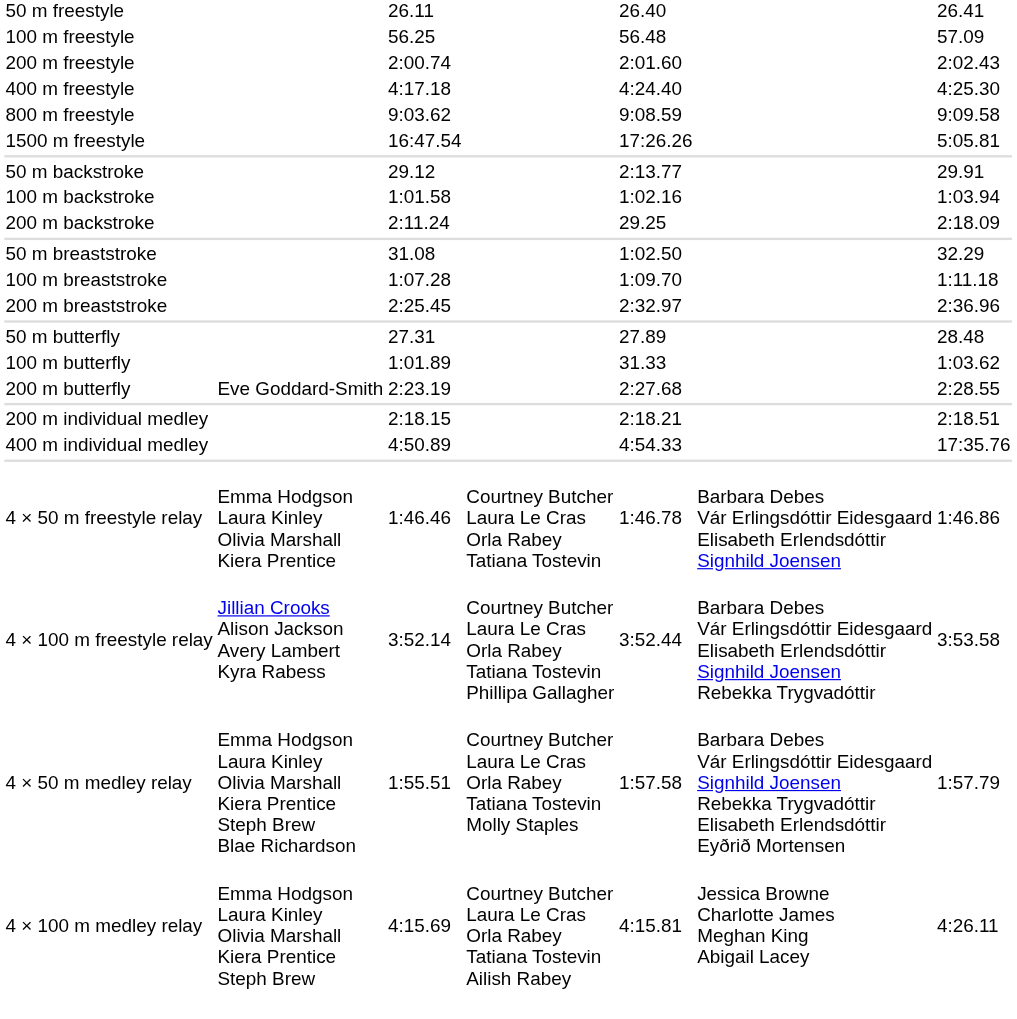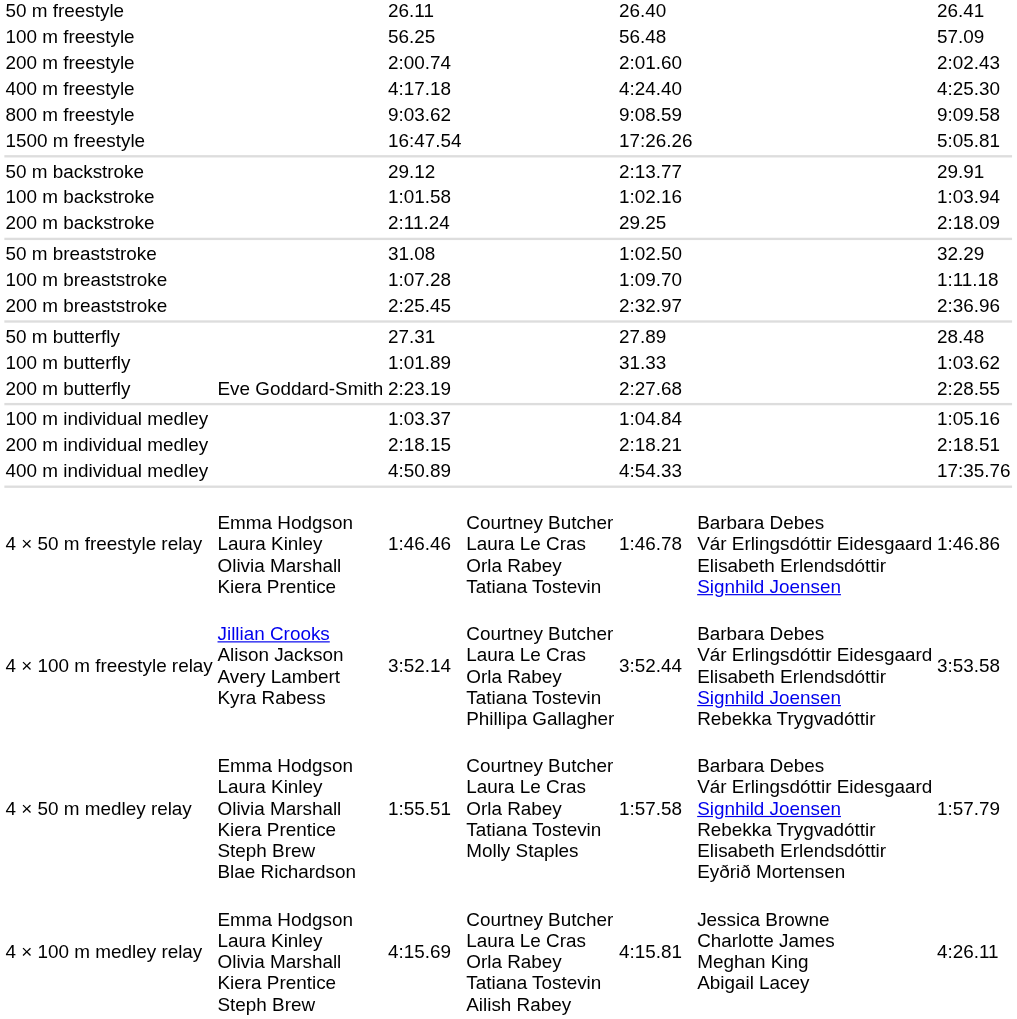+ row: (107, 419)
